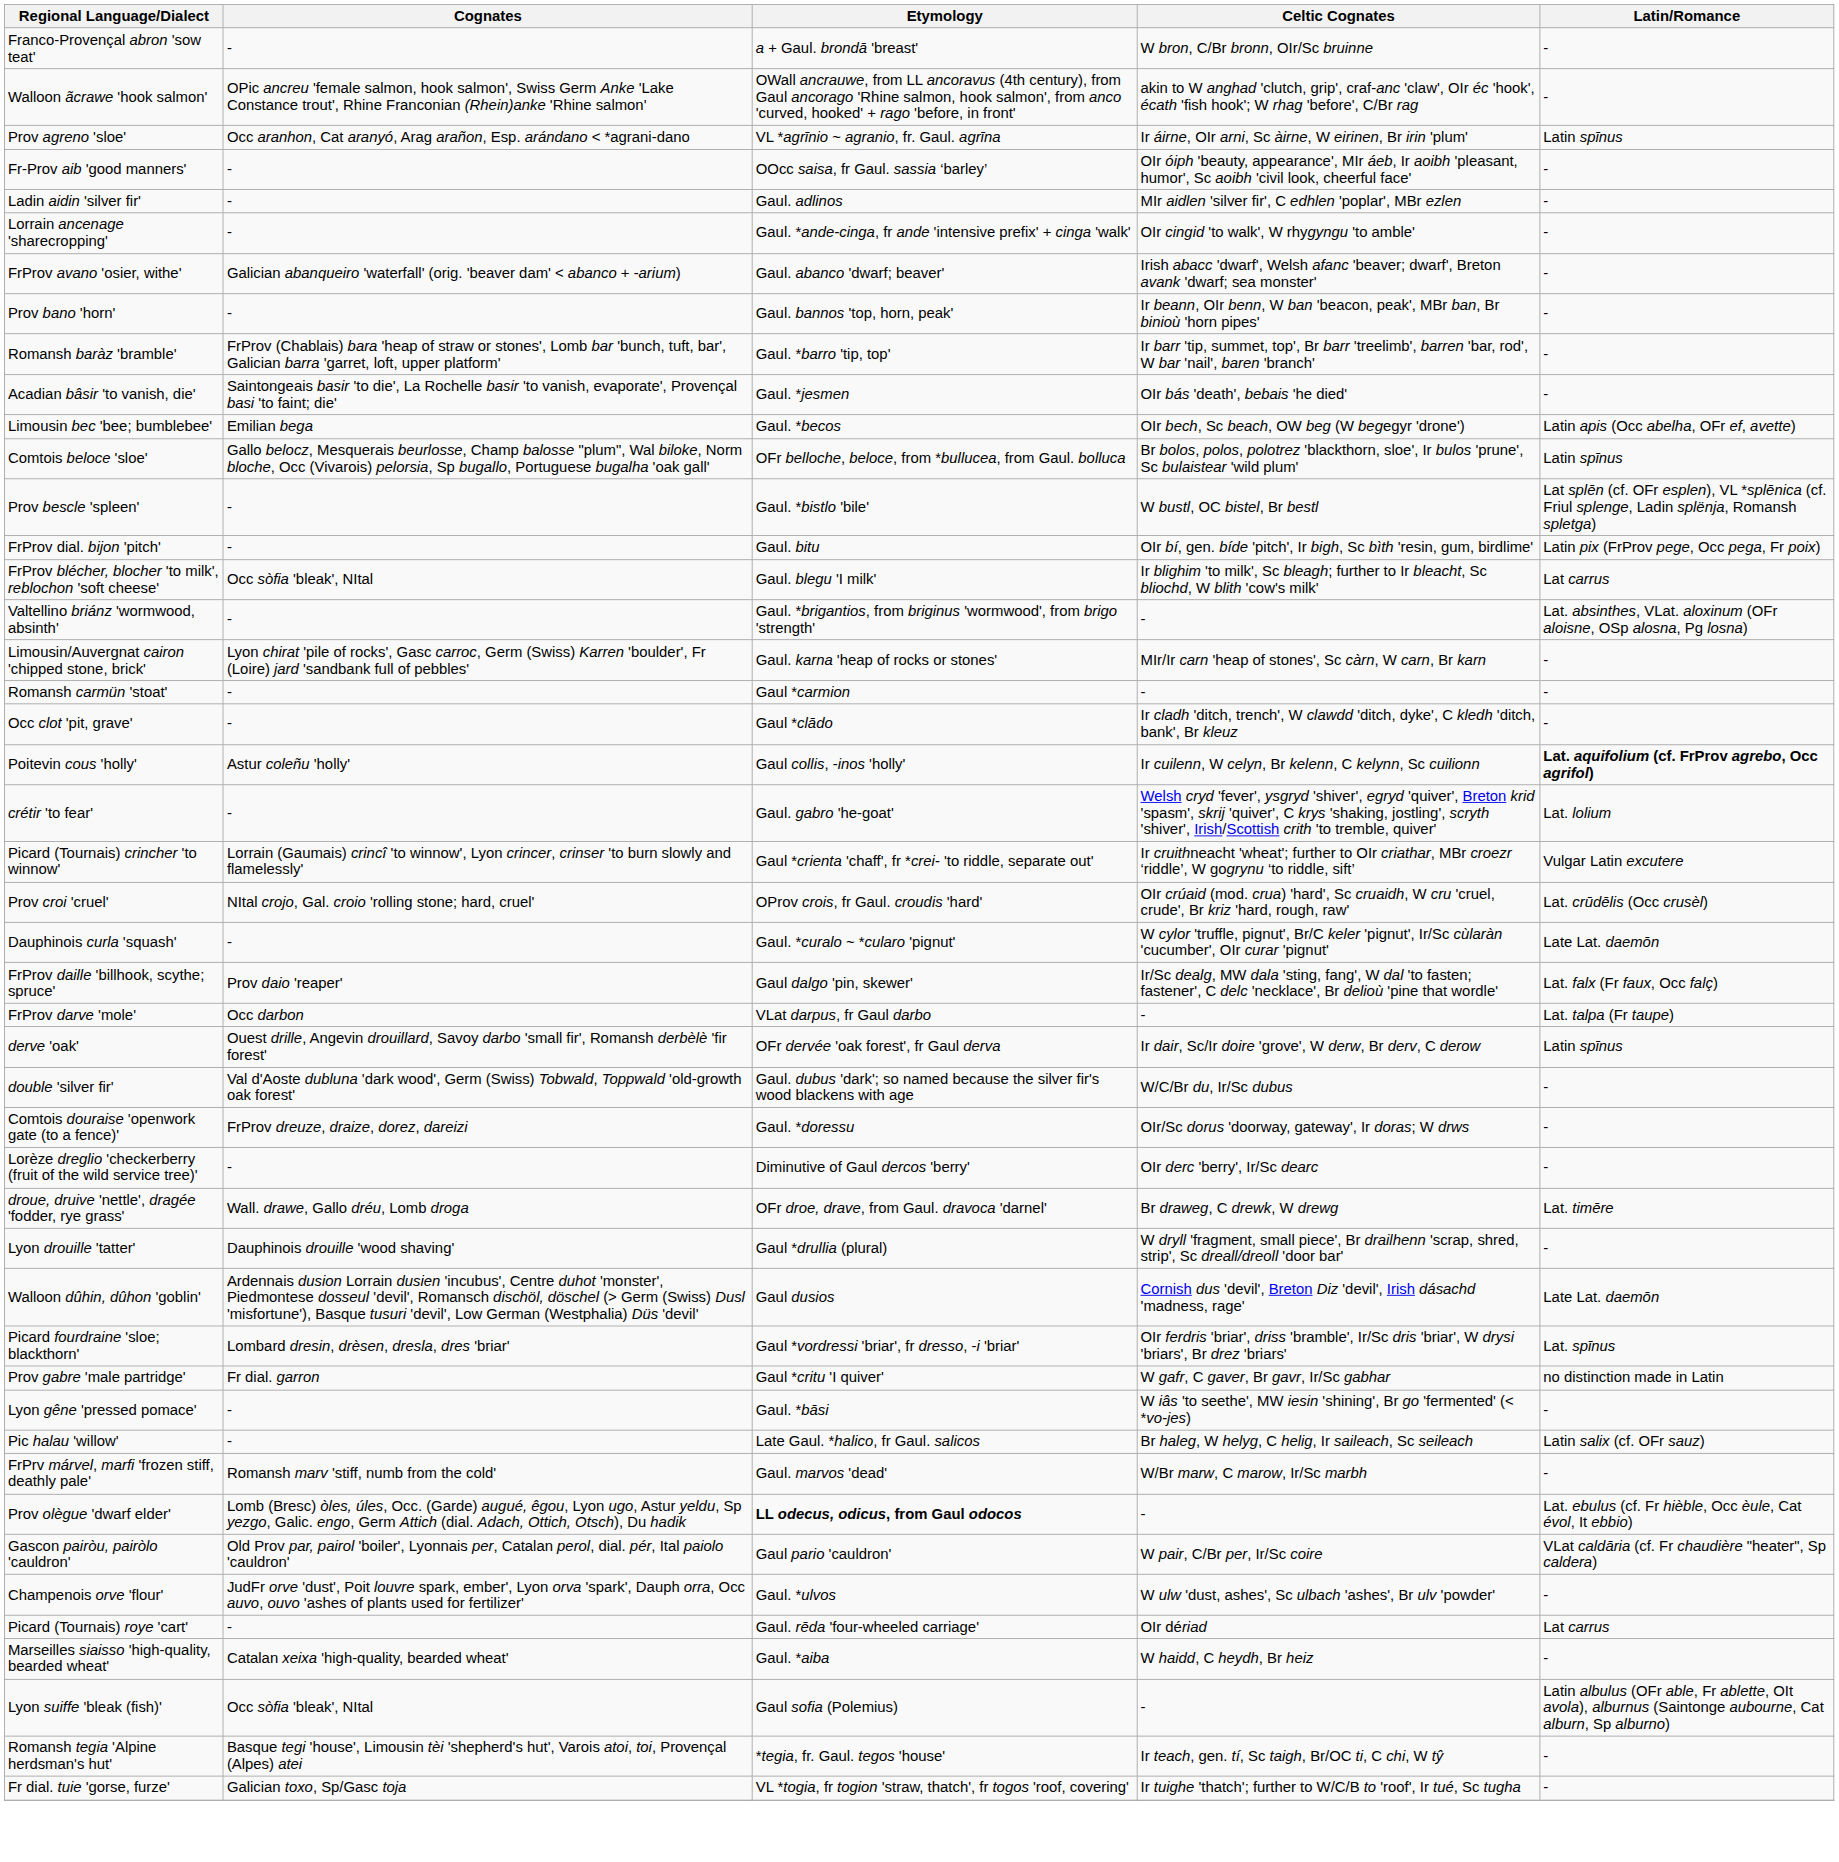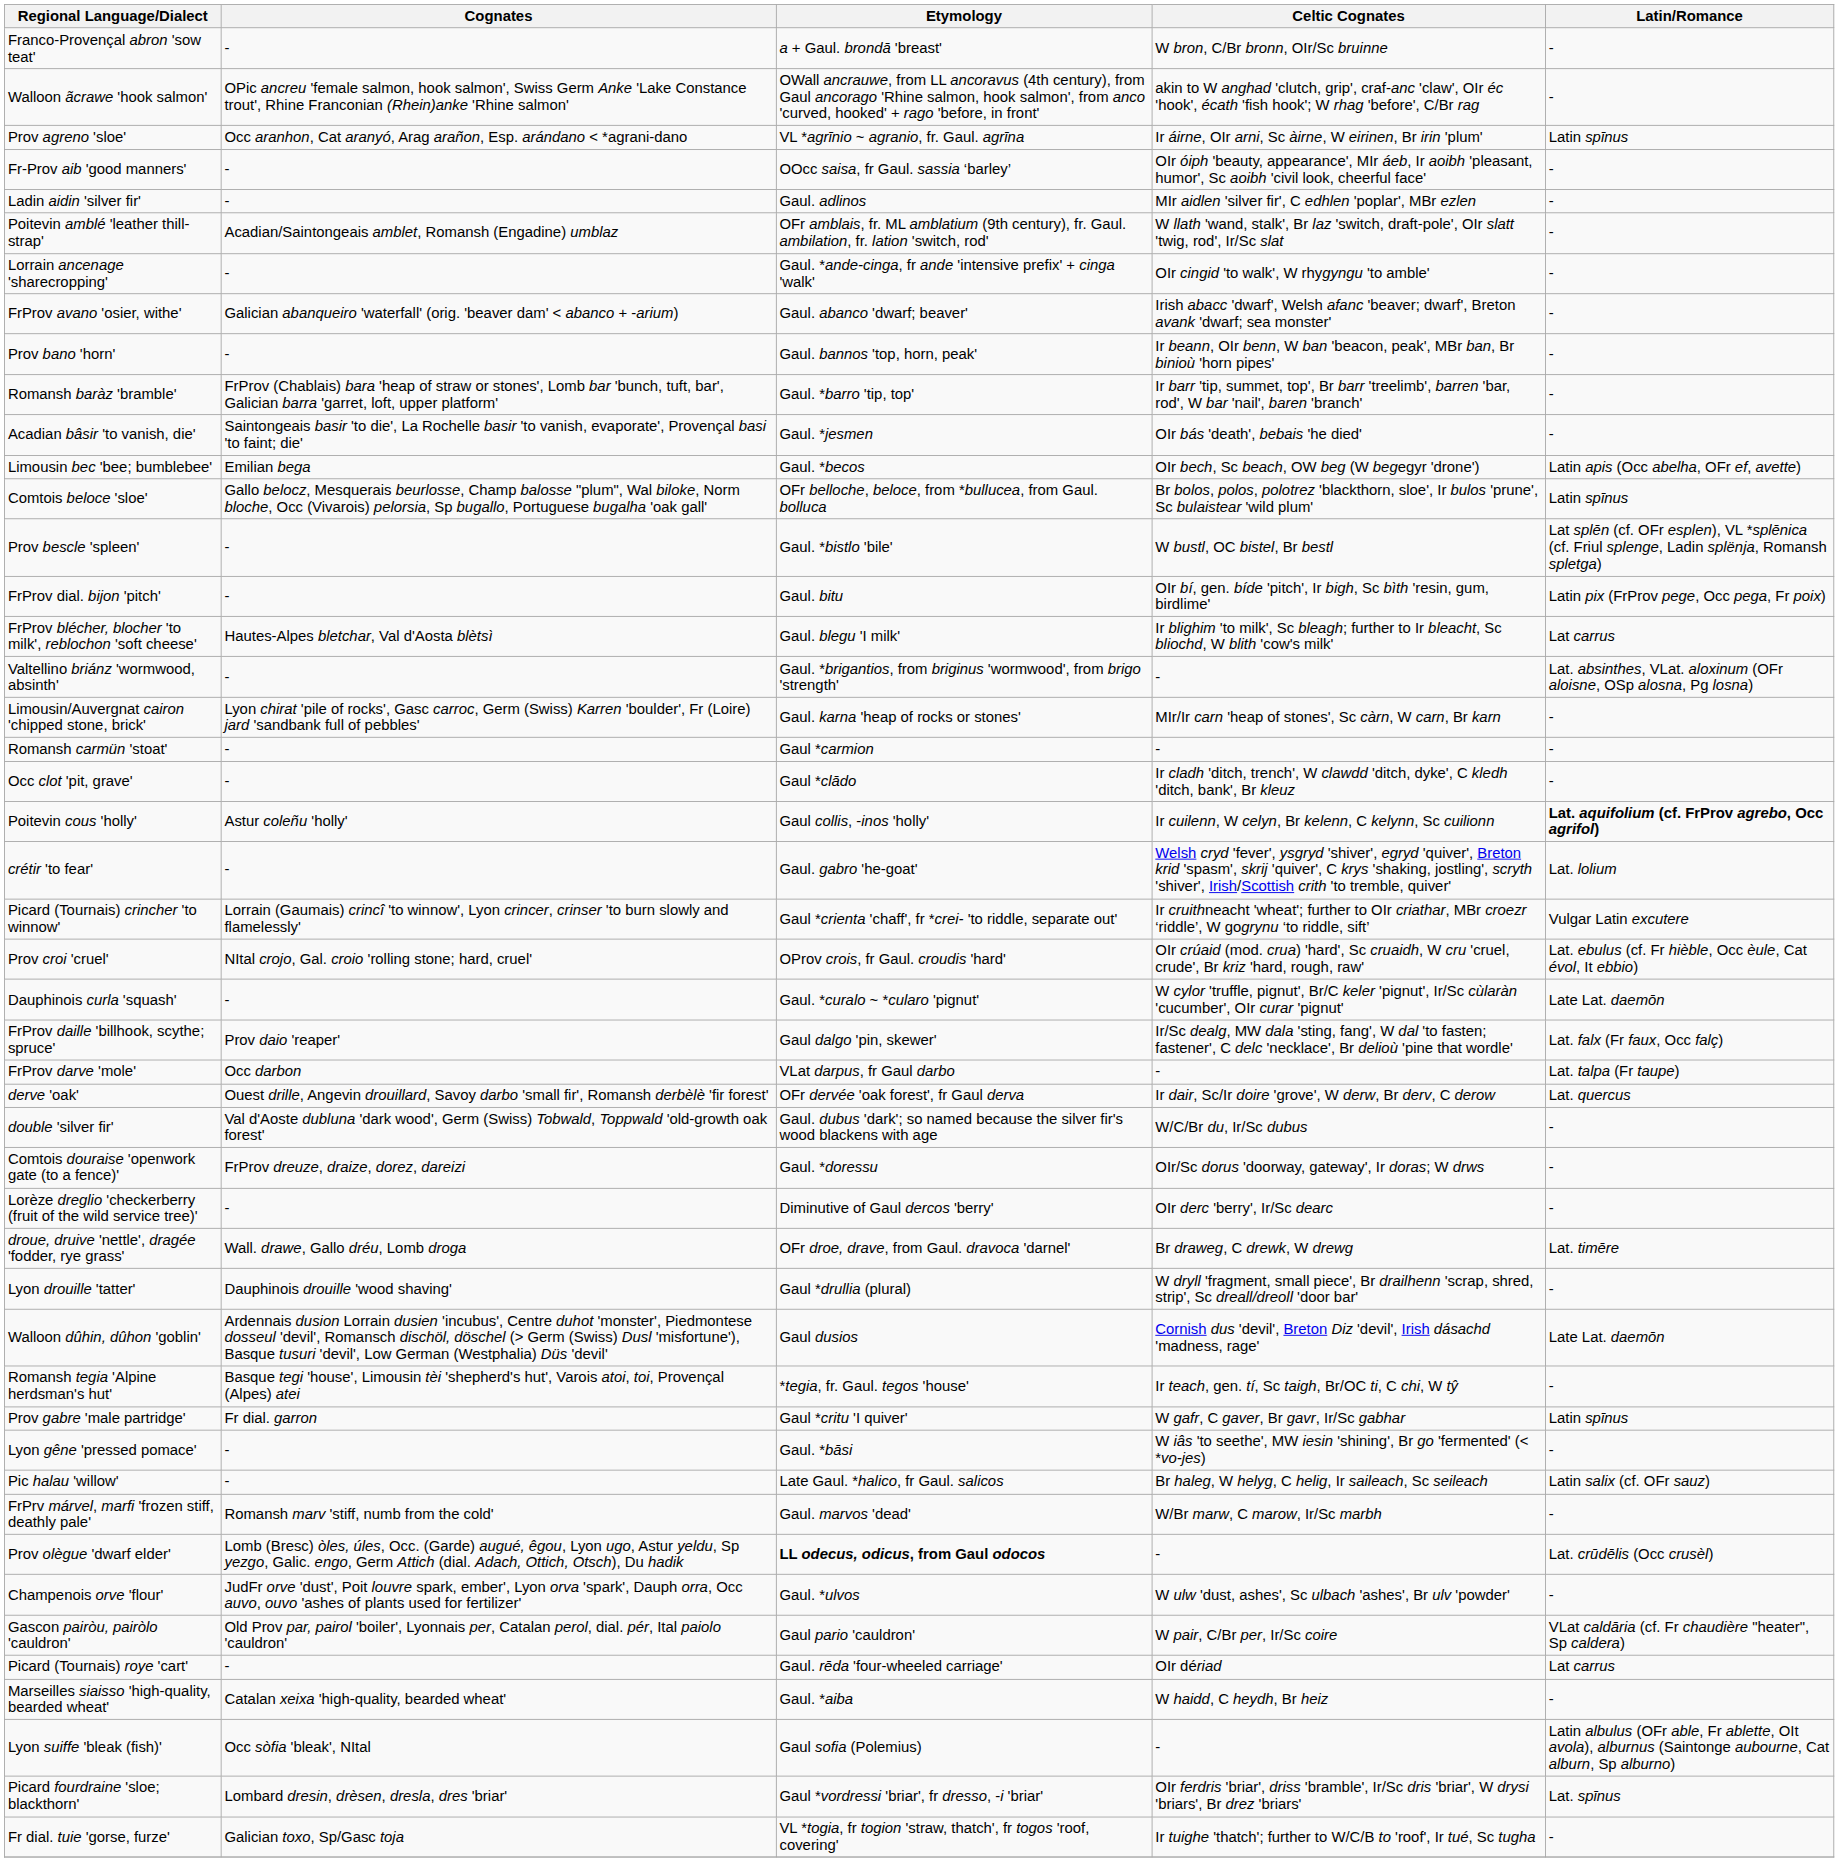+ row: (99, 233)
(300, 579) Occ sòfia 'bleak', NItal -> (358, 636) Hautes-Alpes bletchar, Val d'Aosta blètsì
(1626, 902) Lat. crūdēlis (Occ crusèl) -> (1678, 959) Lat. ebulus (cf. Fr hièble, Occ èule, Cat évol, It ebbio)
(1583, 1046) Latin spīnus -> (1590, 1095) Lat. quercus
rows swapped: (84, 1345) <-> (82, 1756)
(1634, 1377) no distinction made in Latin -> (1588, 1418) Latin spīnus
(1672, 1514) Lat. ebulus (cf. Fr hièble, Occ èule, Cat évol, It ebbio) -> (1631, 1554) Lat. crūdēlis (Occ crusèl)
rows swapped: (86, 1594) <-> (83, 1554)
